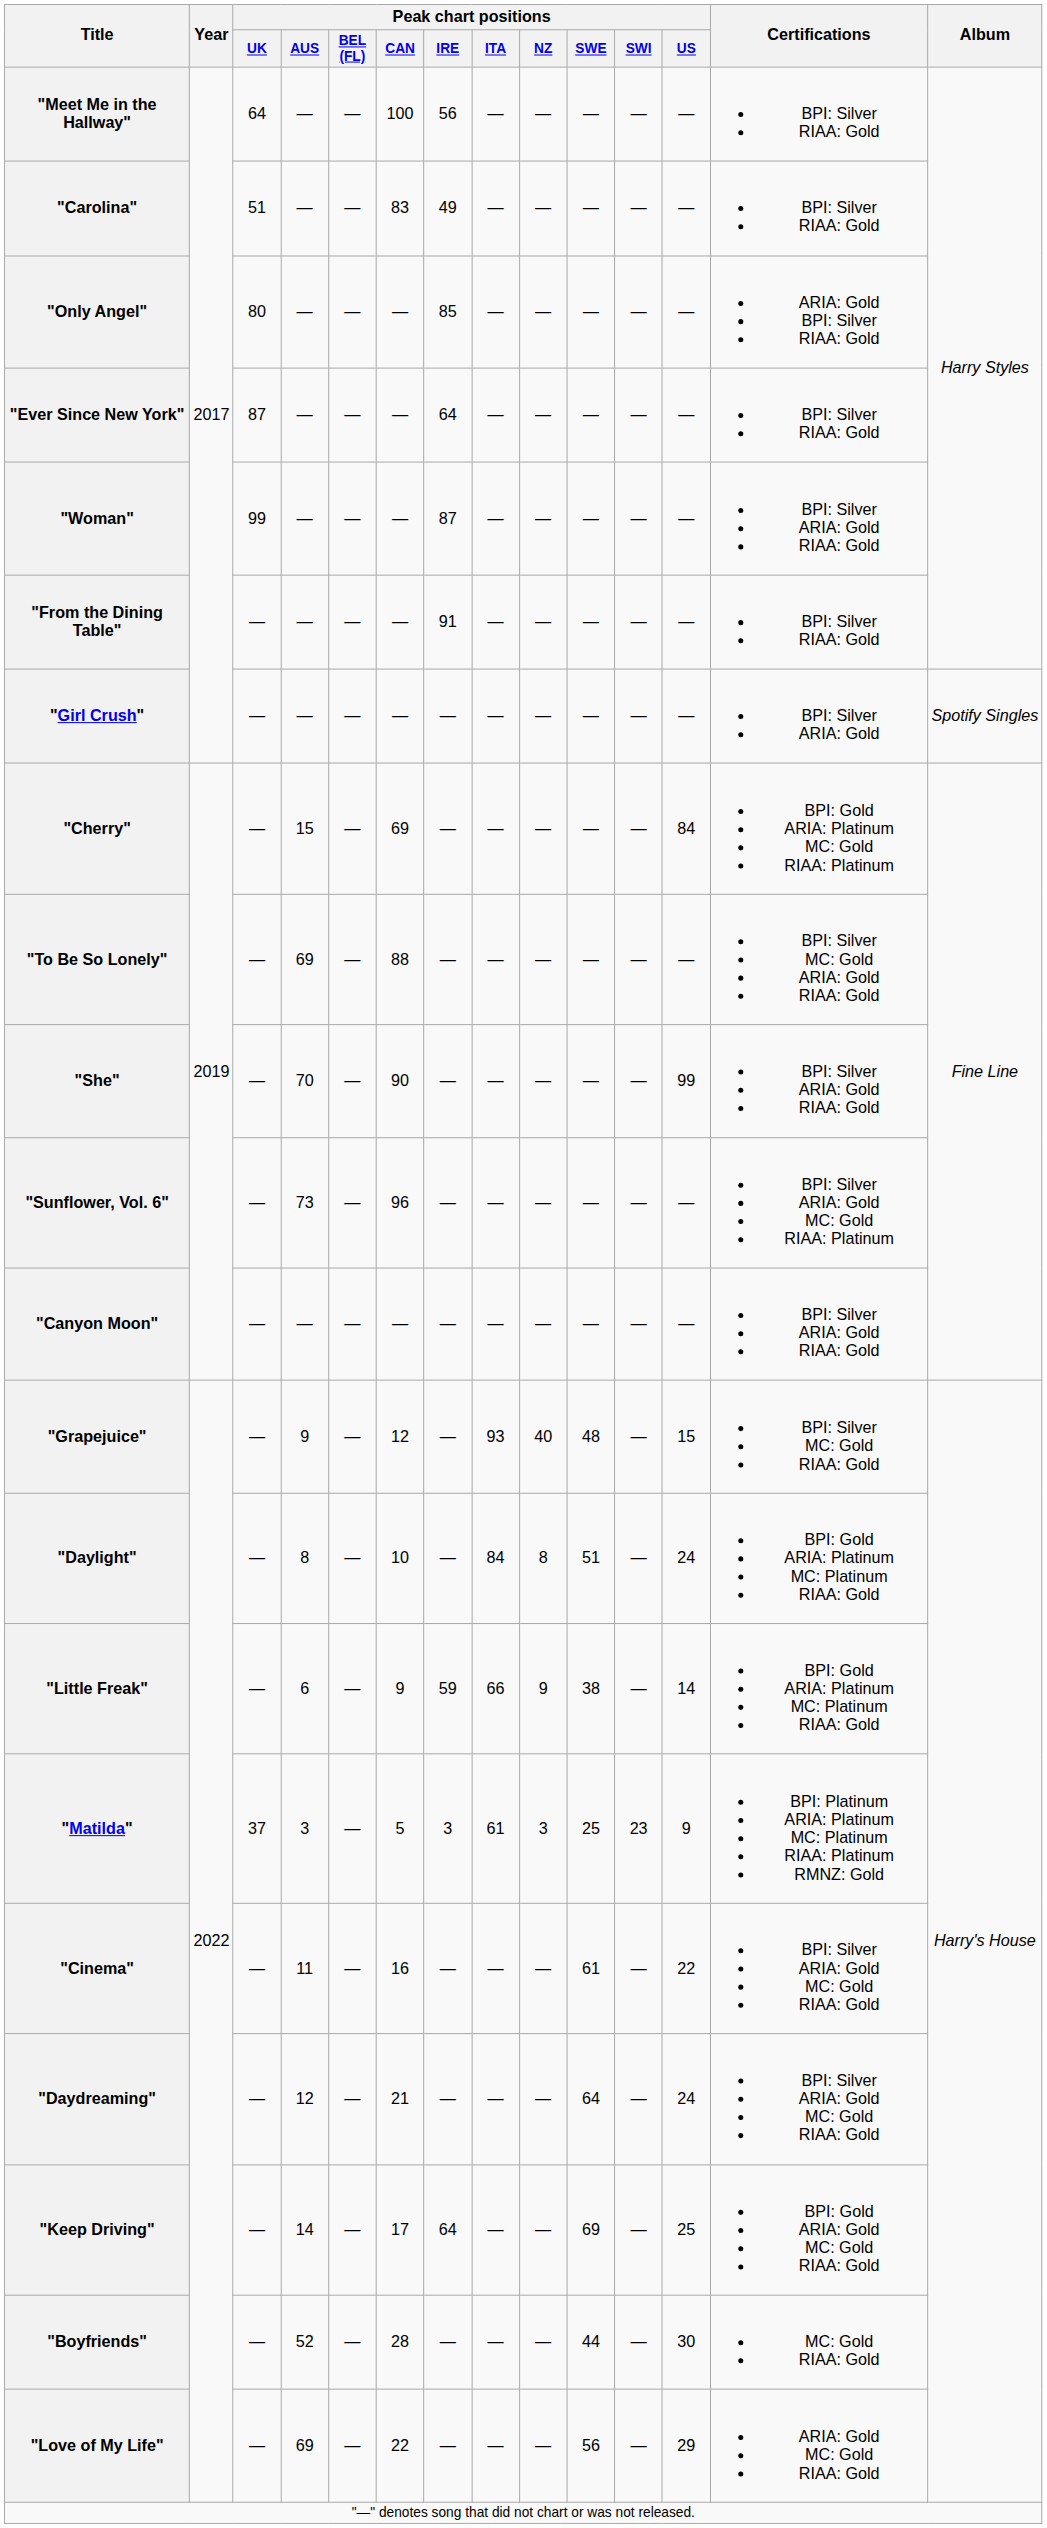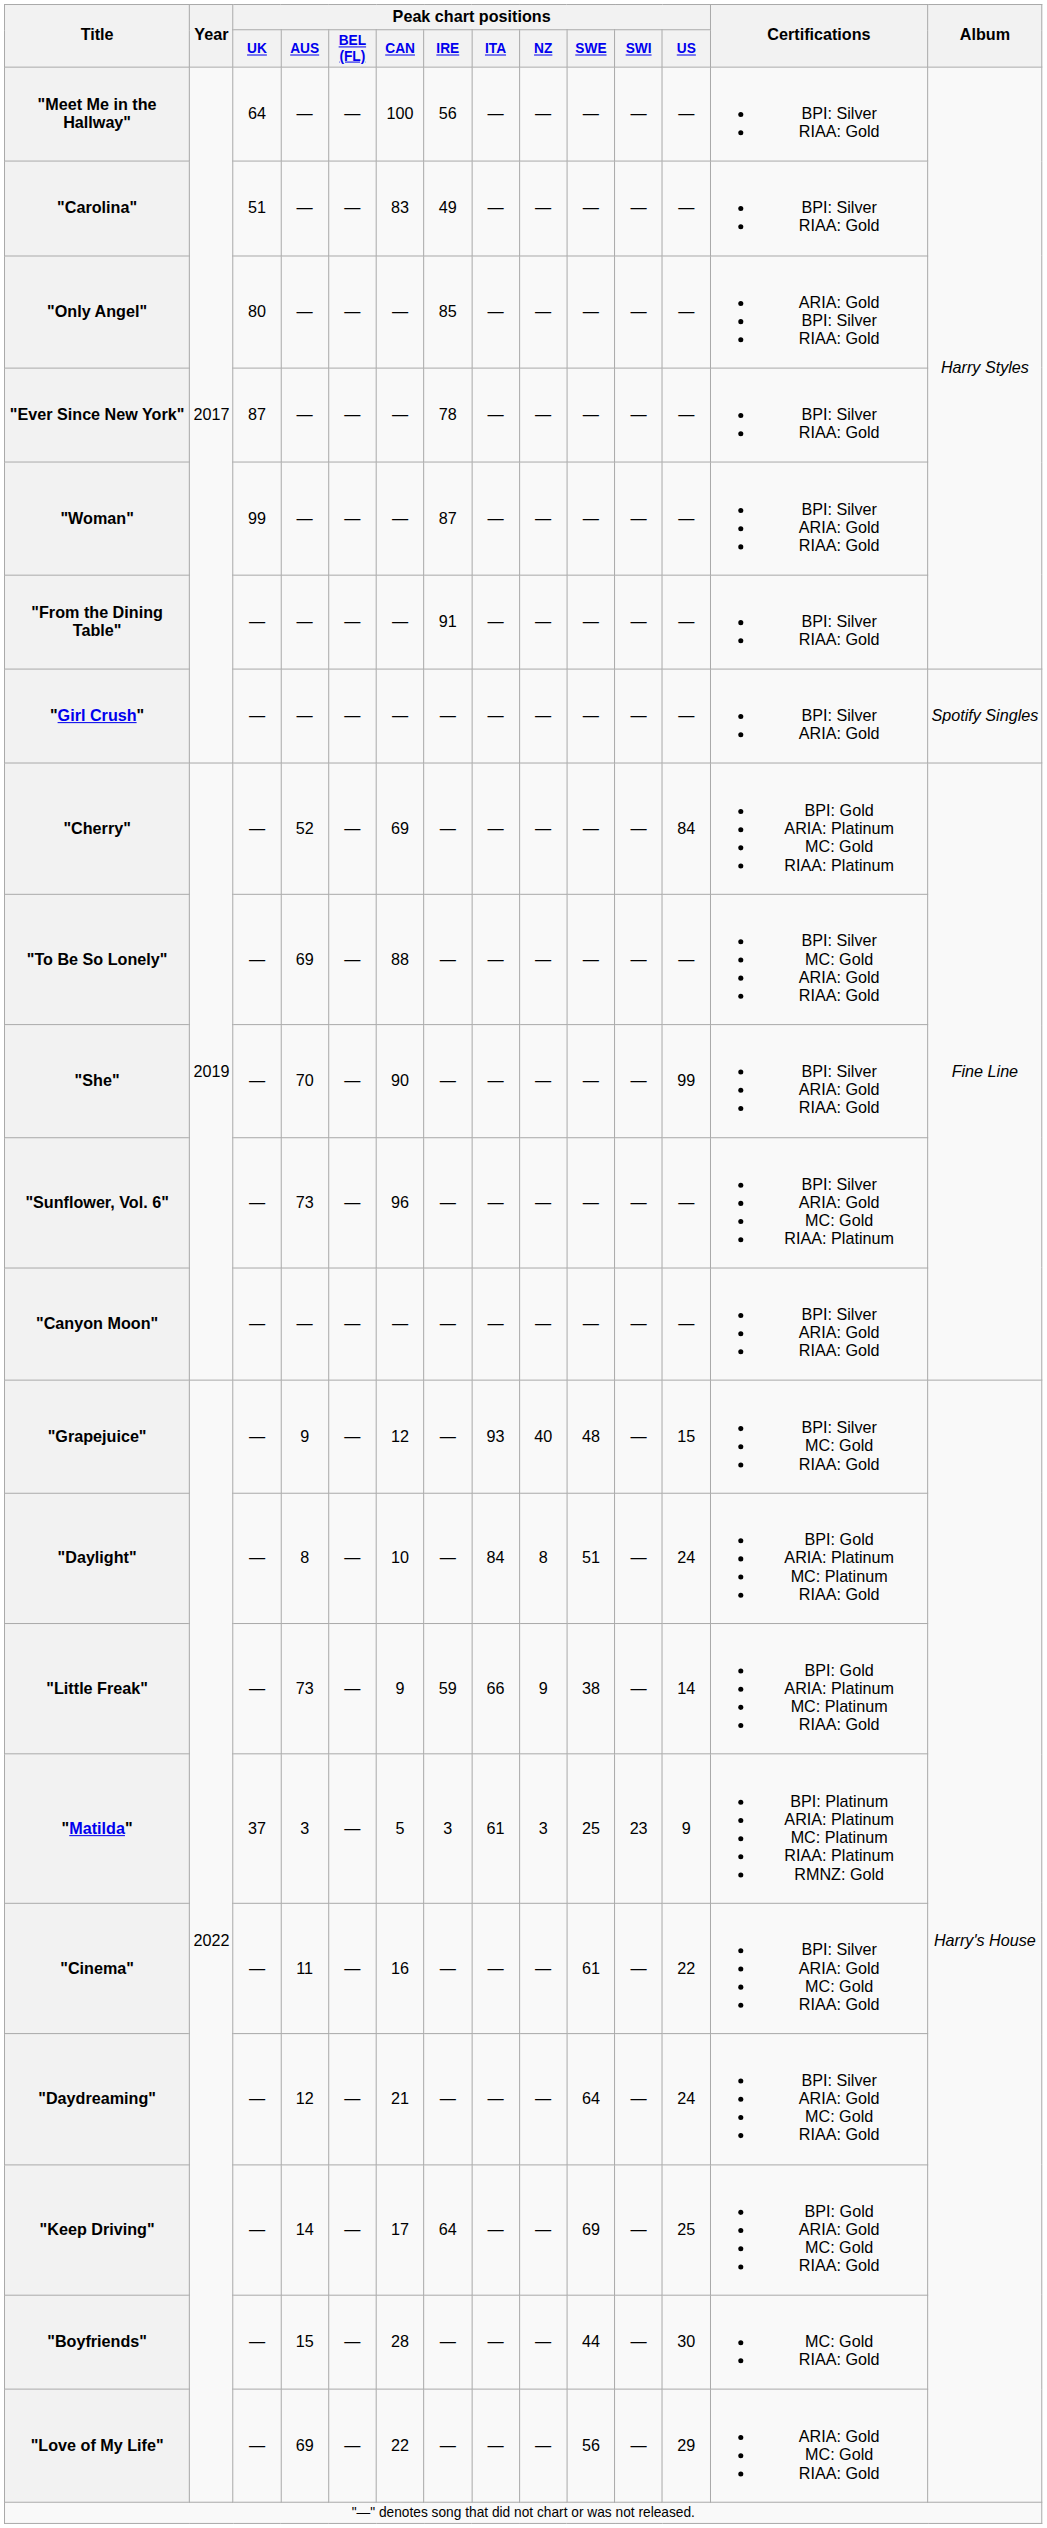(448, 415) 64 -> (448, 415) 78
(305, 828) 15 -> (305, 828) 52
(305, 1688) 6 -> (305, 1688) 73
(305, 2342) 52 -> (305, 2342) 15
